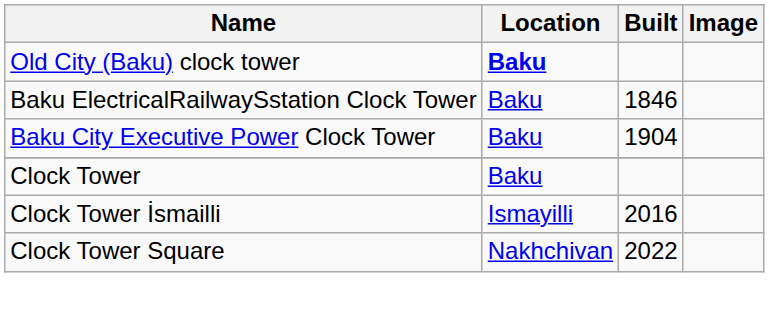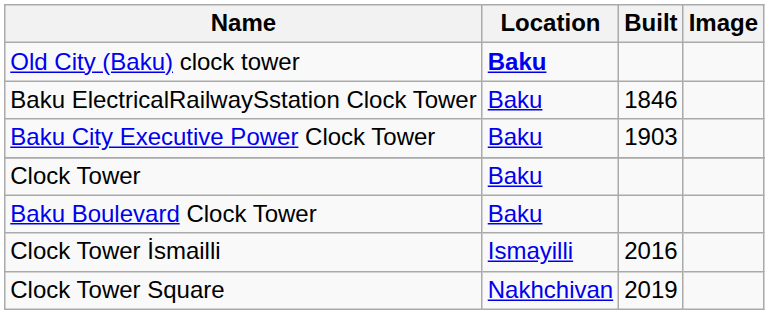(651, 137) 1904 -> (651, 137) 1903
+ row: (163, 213)
(651, 251) 2022 -> (651, 289) 2019
